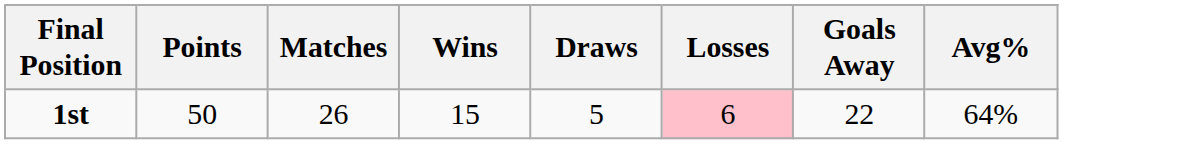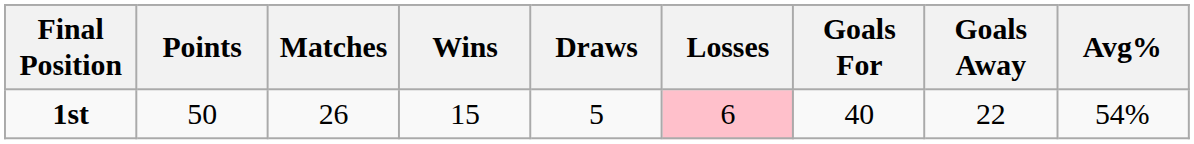+ column: (859, 46)
(991, 113) 64% -> (1122, 113) 54%
